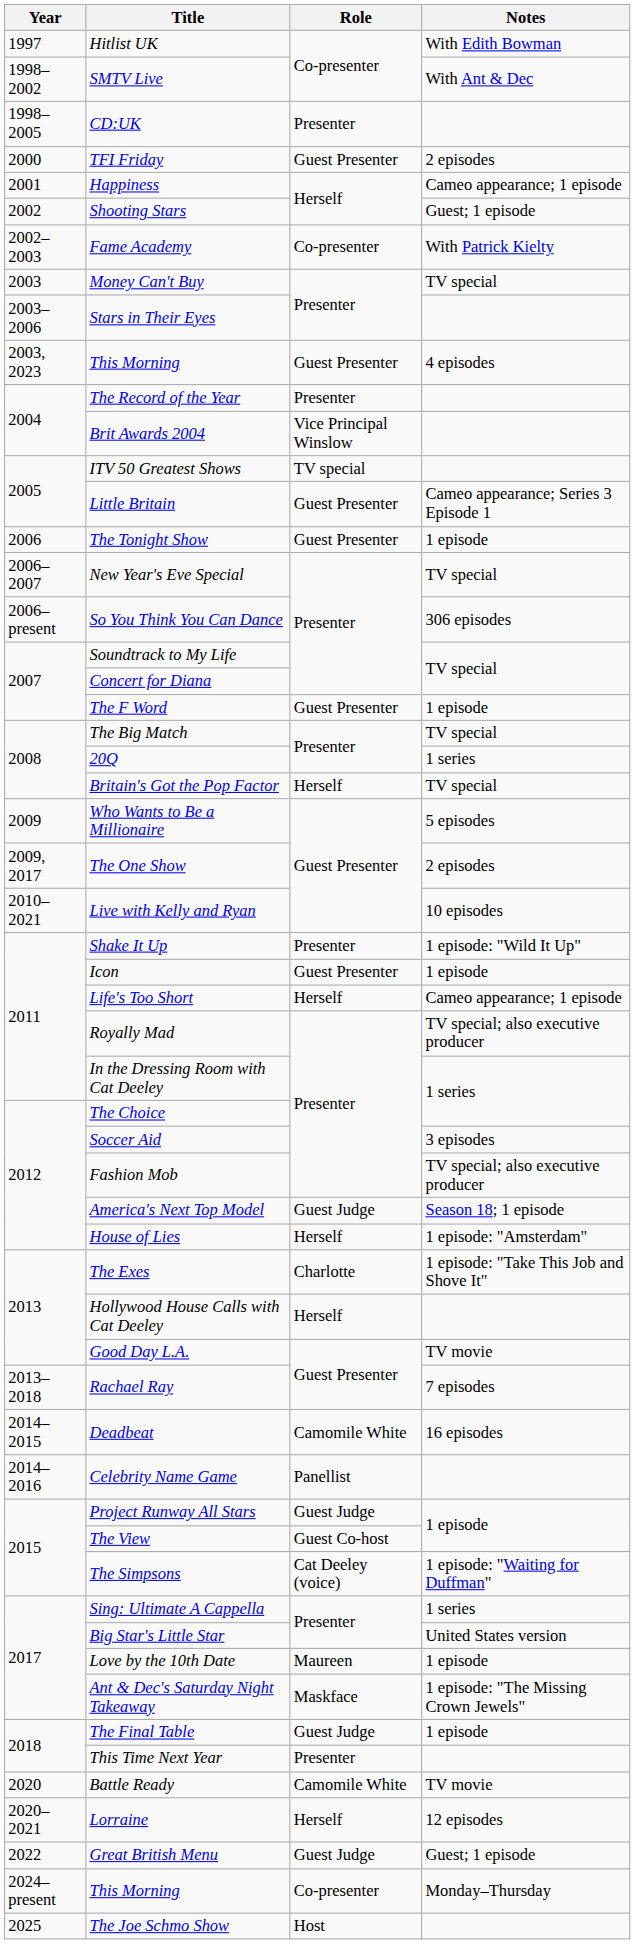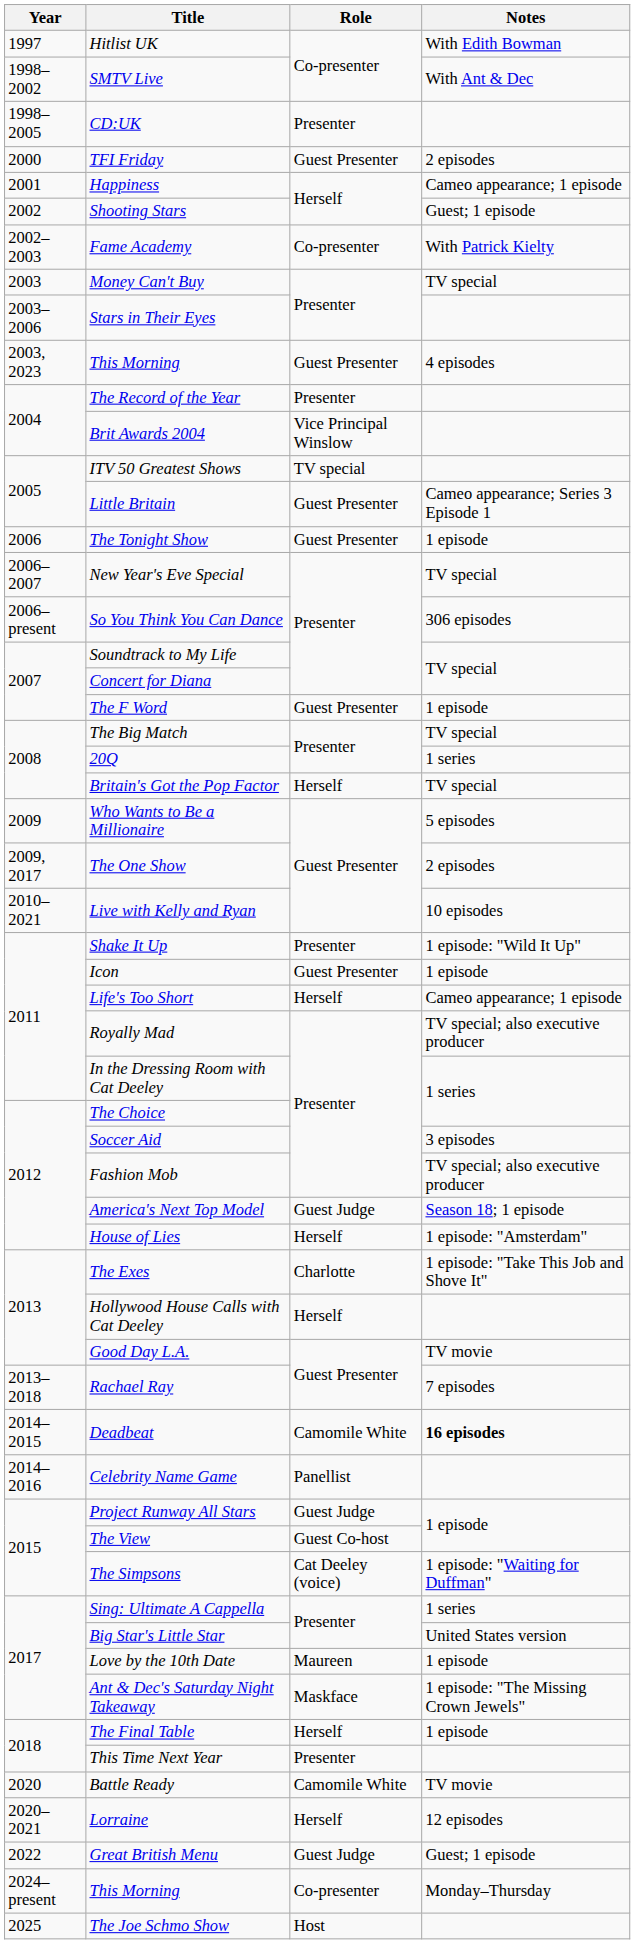(464, 1432) normal -> (465, 1432) bold
(334, 1732) Guest Judge -> (318, 1732) Herself
